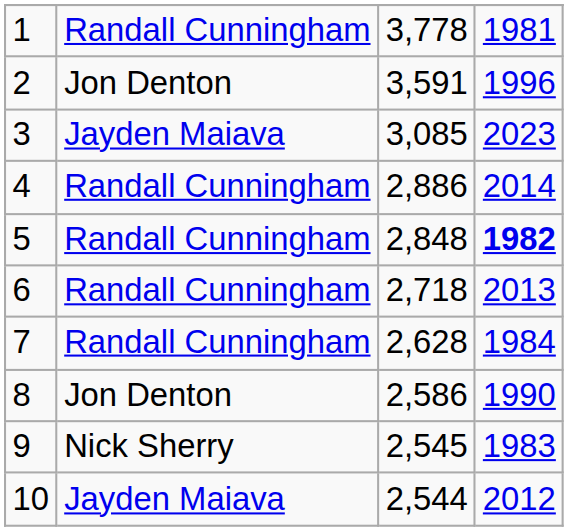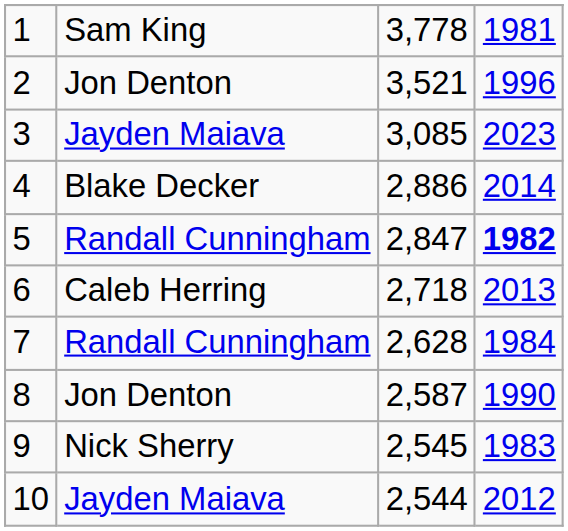(217, 30) Randall Cunningham -> (135, 30) Sam King
(427, 82) 3,591 -> (427, 82) 3,521
(217, 186) Randall Cunningham -> (162, 186) Blake Decker
(427, 238) 2,848 -> (427, 238) 2,847
(217, 290) Randall Cunningham -> (165, 290) Caleb Herring
(427, 394) 2,586 -> (427, 394) 2,587
